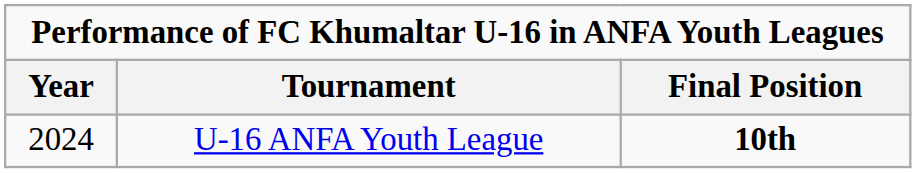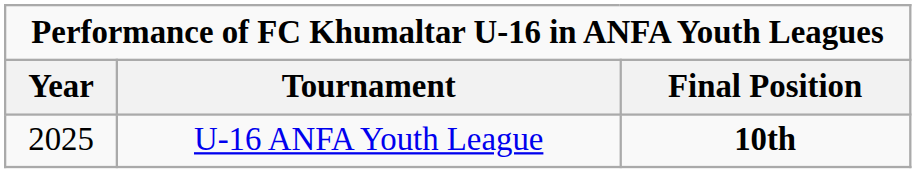(61, 140) 2024 -> (61, 140) 2025
